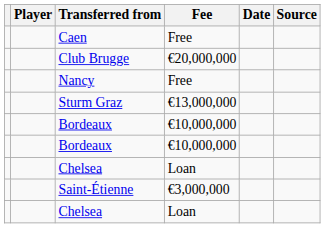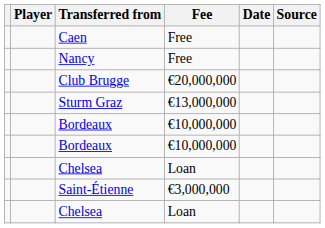rows swapped: (76, 80) <-> (94, 59)
